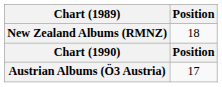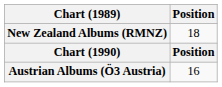(194, 71) 17 -> (194, 71) 16
